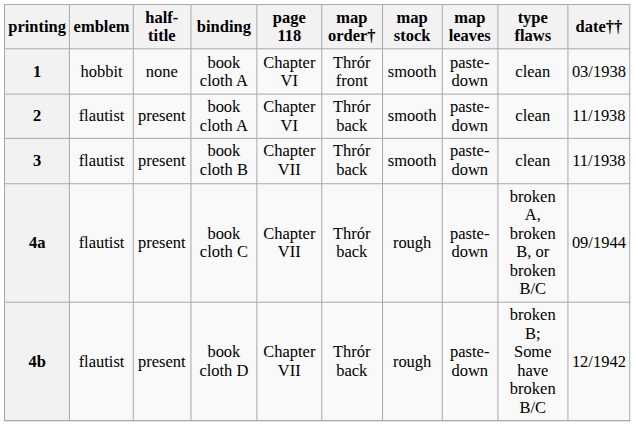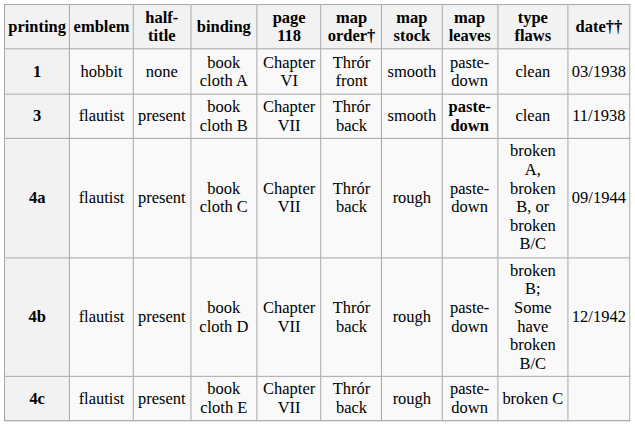- row: (37, 116)
(470, 160) normal -> (470, 116) bold
+ row: (37, 398)
